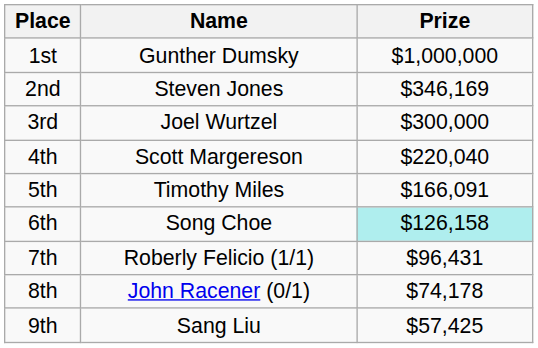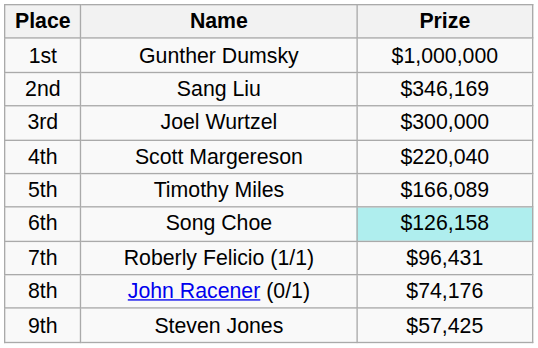(219, 88) Steven Jones -> (219, 88) Sang Liu
(445, 190) $166,091 -> (445, 190) $166,089
(445, 291) $74,178 -> (445, 291) $74,176
(219, 325) Sang Liu -> (219, 325) Steven Jones
